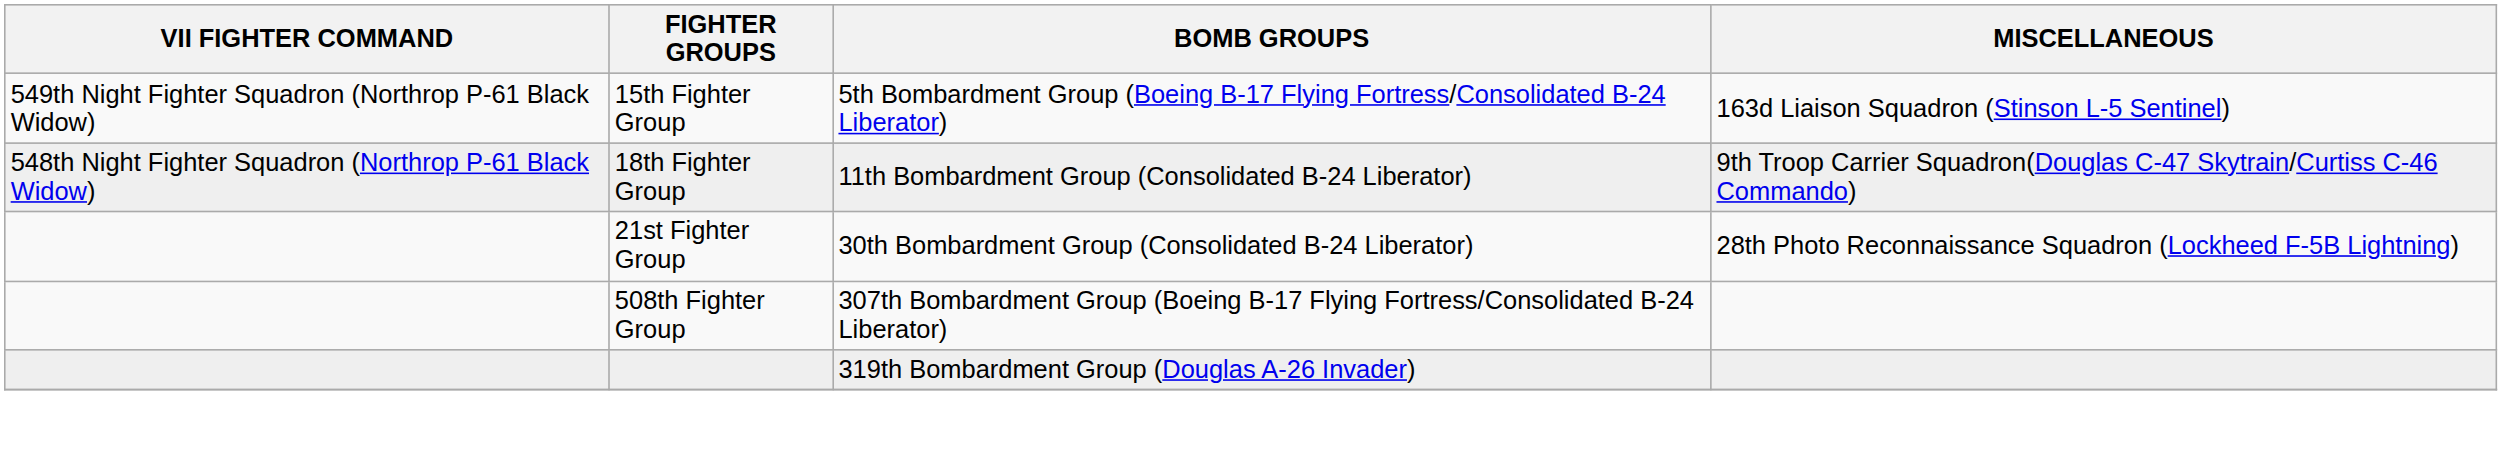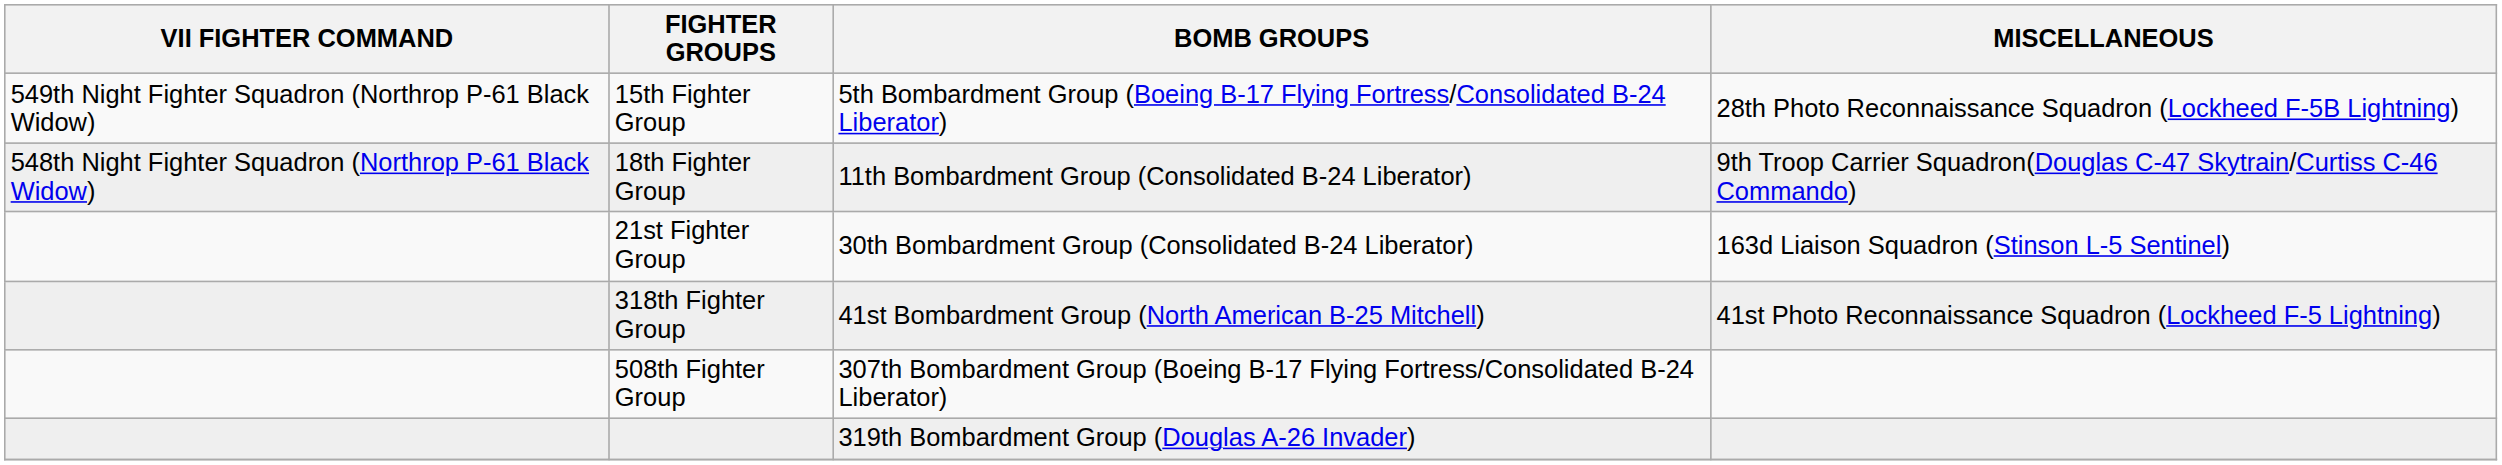(1973, 107) 163d Liaison Squadron (Stinson L-5 Sentinel) -> (2088, 107) 28th Photo Reconnaissance Squadron (Lockheed F-5B Lightning)
(2088, 245) 28th Photo Reconnaissance Squadron (Lockheed F-5B Lightning) -> (1973, 245) 163d Liaison Squadron (Stinson L-5 Sentinel)
+ row: (690, 314)
